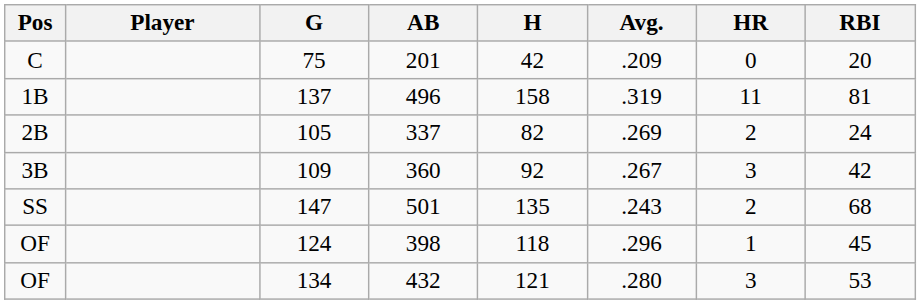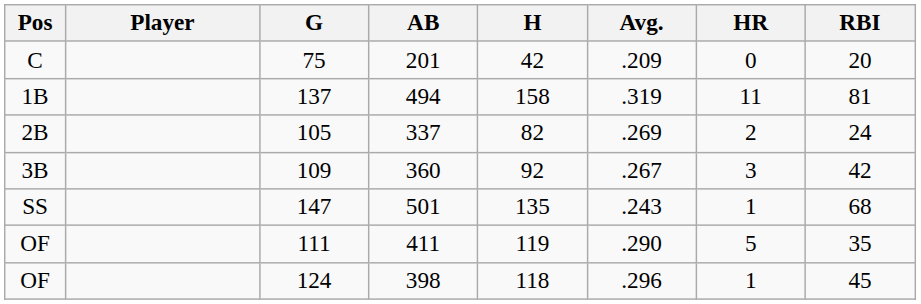(423, 96) 496 -> (423, 96) 494
(751, 206) 2 -> (751, 206) 1
+ row: (314, 243)
- row: (314, 280)
